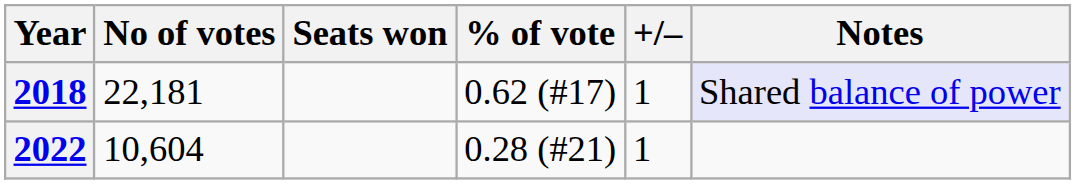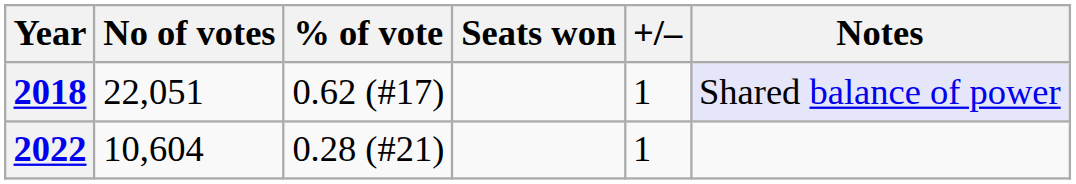columns swapped: (540, 33) <-> (370, 33)
(153, 91) 22,181 -> (153, 91) 22,051
